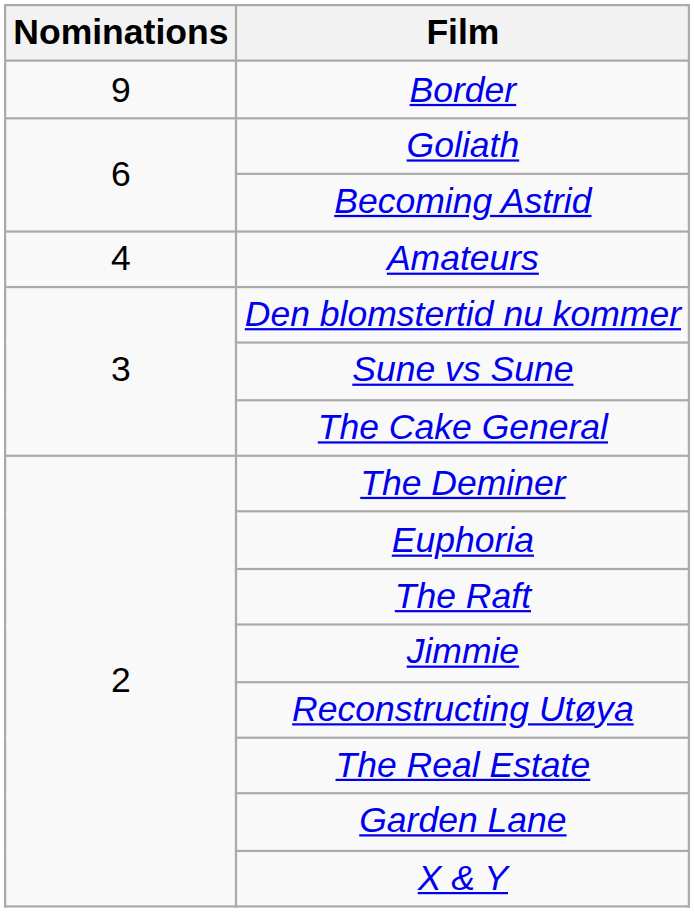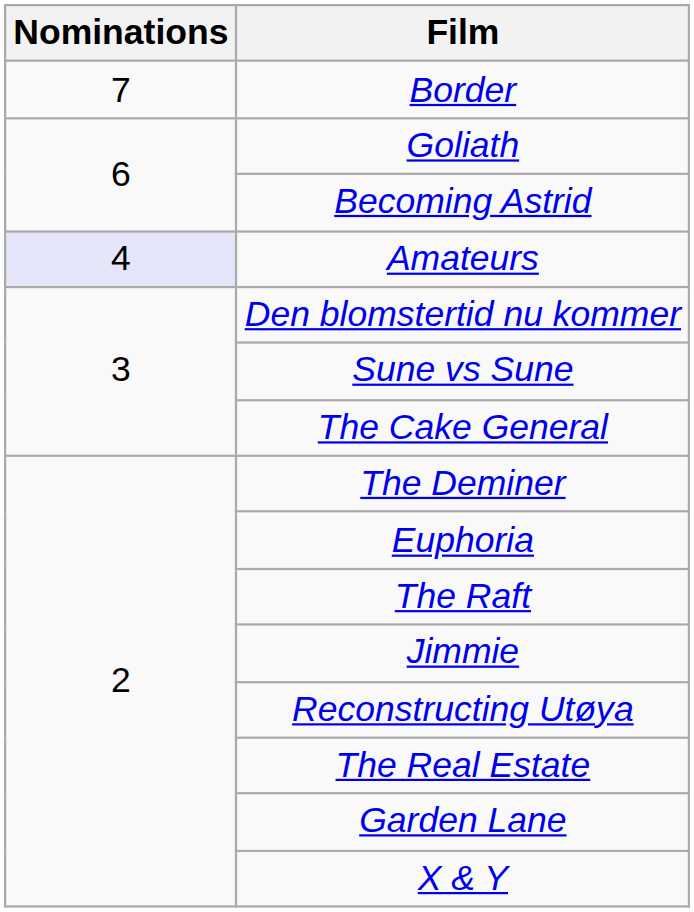(121, 88) 9 -> (121, 88) 7
(121, 257) no background -> (121, 257) lavender background
